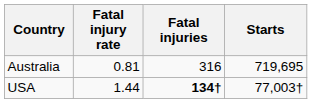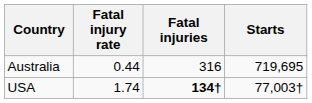(127, 66) 0.81 -> (127, 66) 0.44
(127, 88) 1.44 -> (127, 88) 1.74
